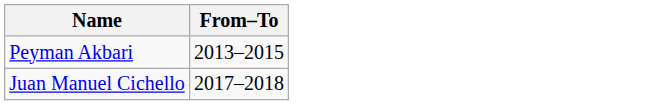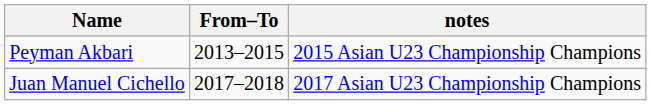+ column: (467, 20)
